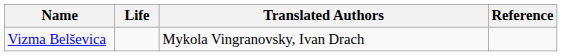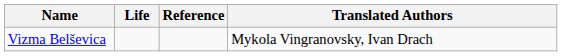columns swapped: (324, 16) <-> (522, 16)
